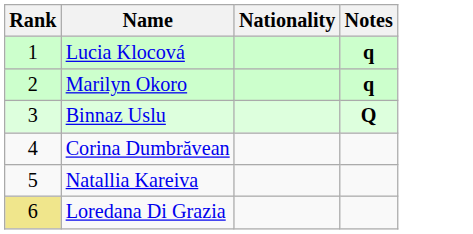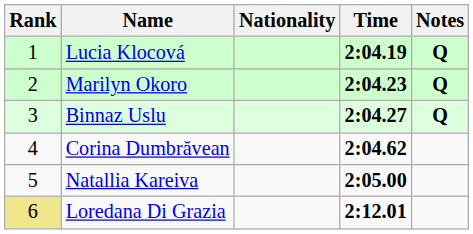+ column: (376, 20)
(369, 52) q -> (440, 52) Q
(369, 84) q -> (440, 84) Q
